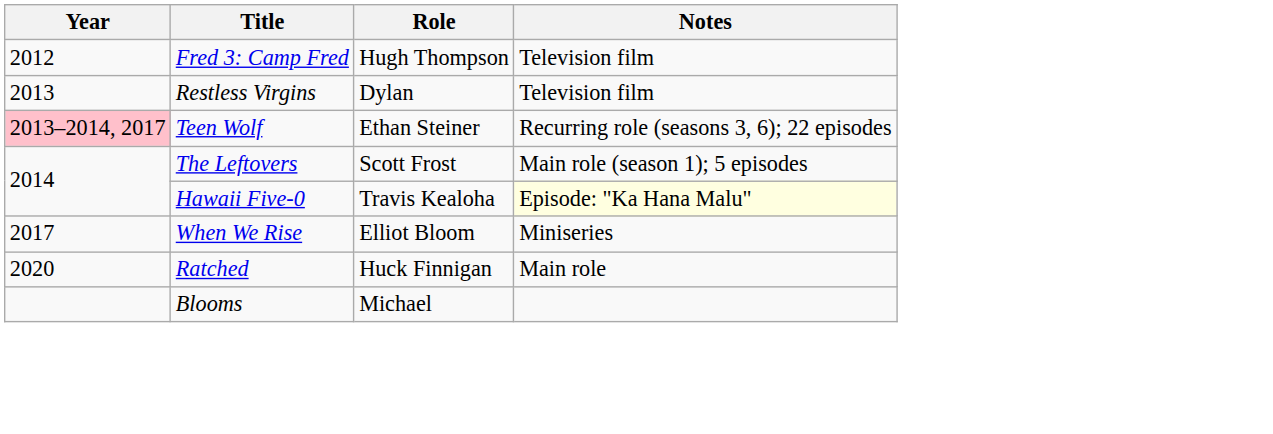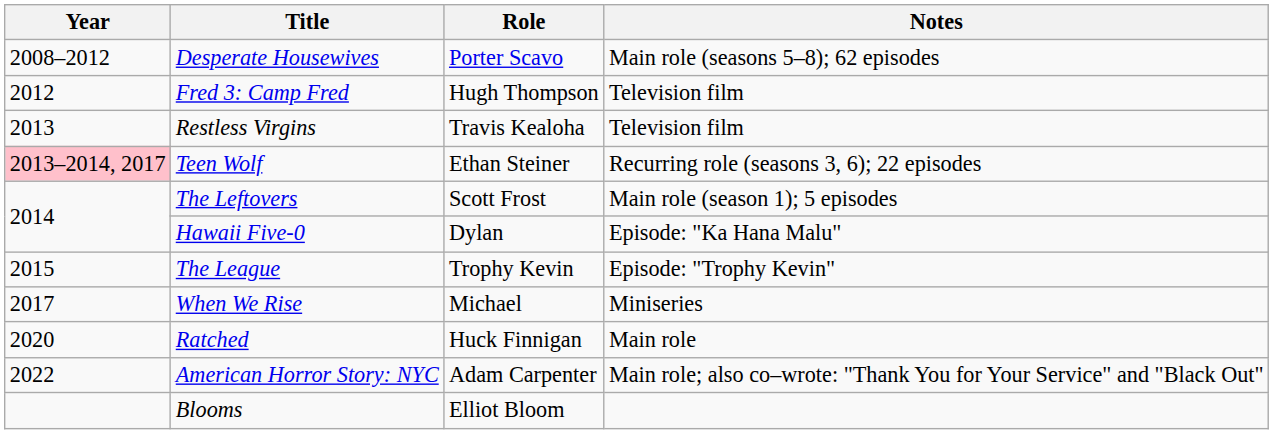+ row: (277, 57)
(386, 92) Dylan -> (517, 127) Travis Kealoha
(427, 198) Travis Kealoha -> (476, 233) Dylan
(635, 198) lightyellow background -> (725, 233) no background
+ row: (228, 269)
(417, 233) Elliot Bloom -> (485, 304) Michael
+ row: (307, 374)
(396, 304) Michael -> (507, 410) Elliot Bloom
